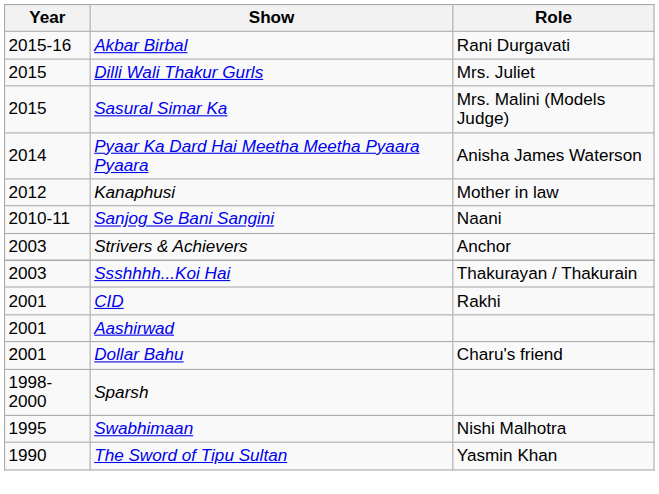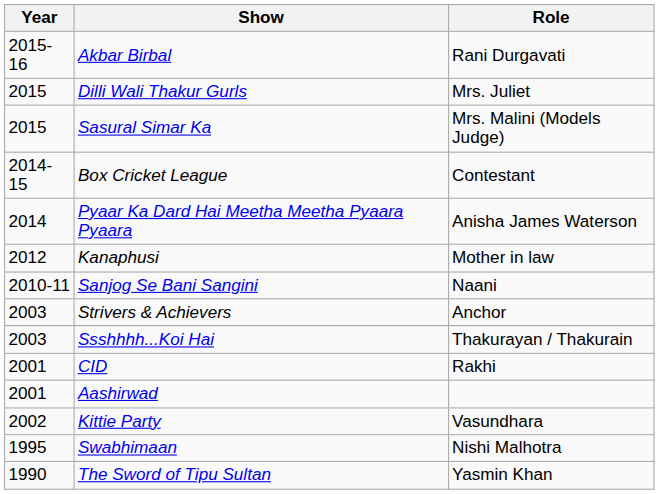+ row: (153, 174)
- row: (139, 355)
+ row: (119, 420)
- row: (121, 392)
